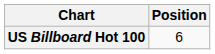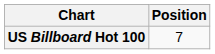(179, 37) 6 -> (179, 37) 7
